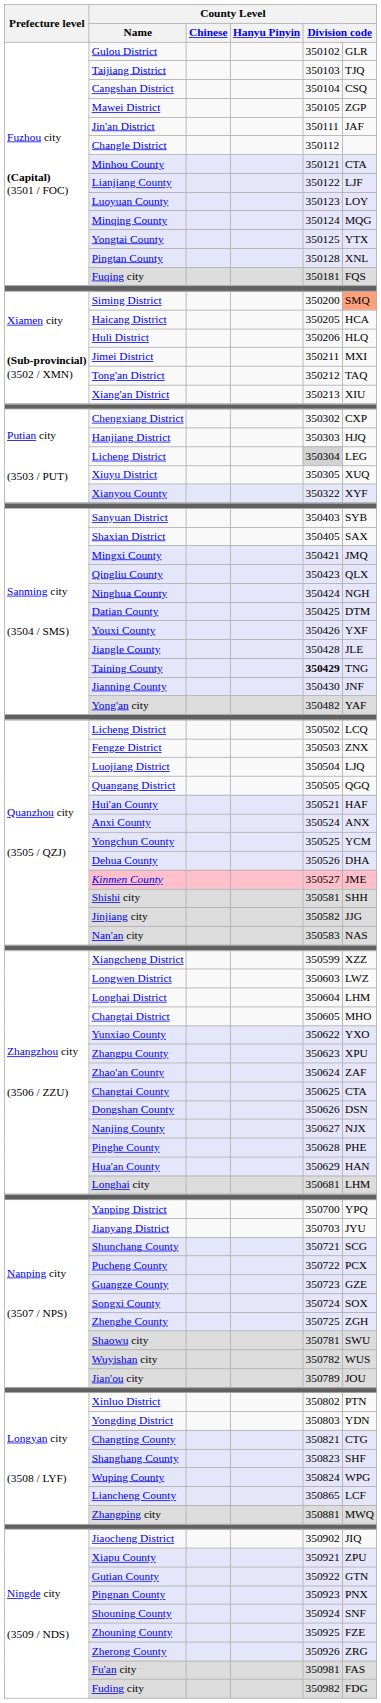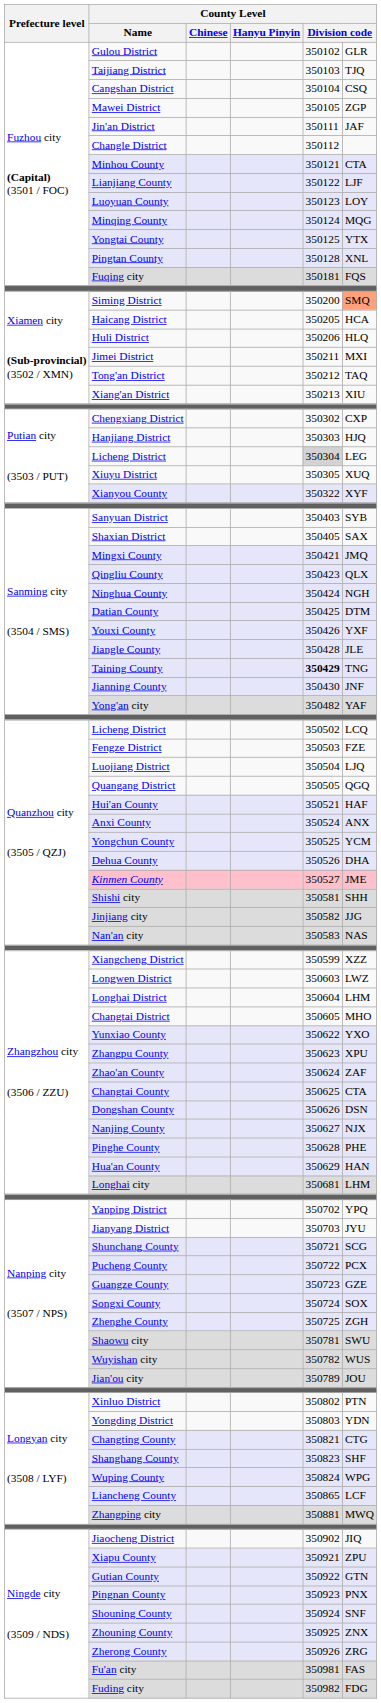(357, 748) ZNX -> (355, 748) FZE
(323, 1209) 350700 -> (323, 1209) 350702
(355, 1632) FZE -> (357, 1632) ZNX
